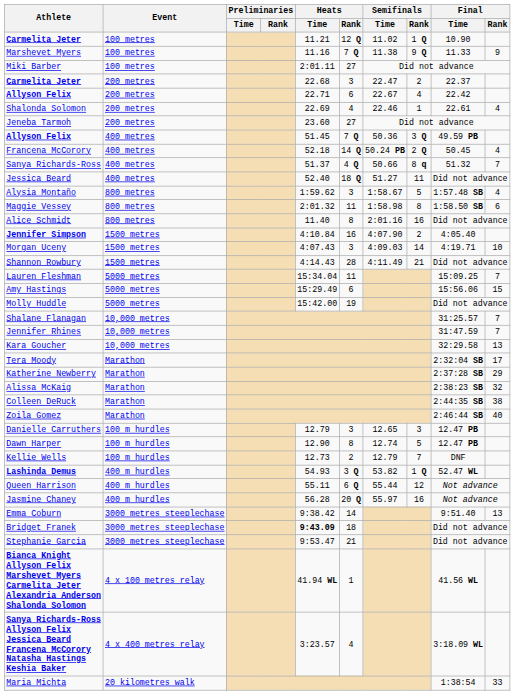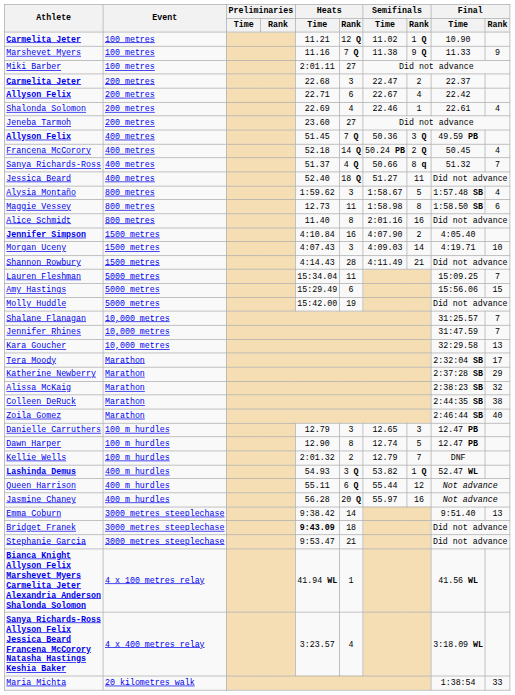(317, 206) 2:01.32 -> (317, 206) 12.73
(317, 458) 12.73 -> (317, 458) 2:01.32
